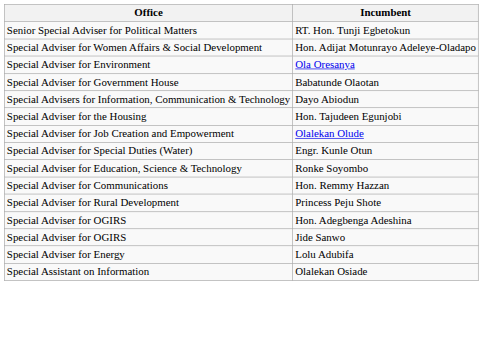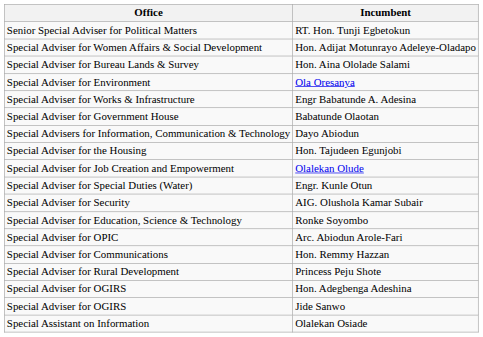+ row: (353, 64)
+ row: (356, 99)
+ row: (359, 202)
+ row: (349, 237)
- row: (324, 254)
